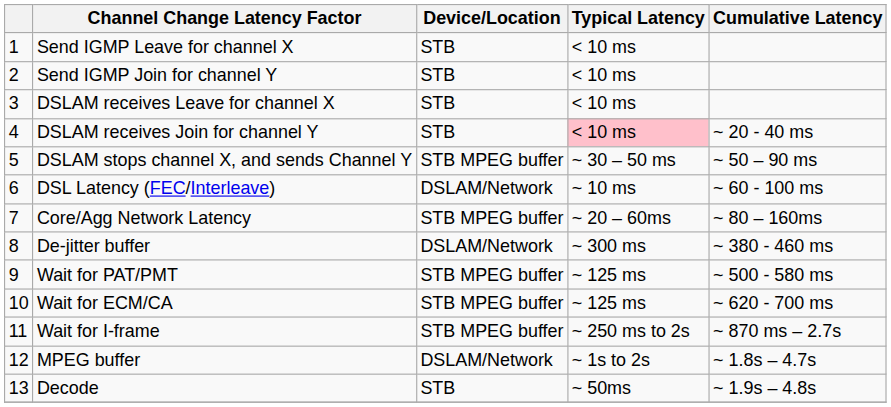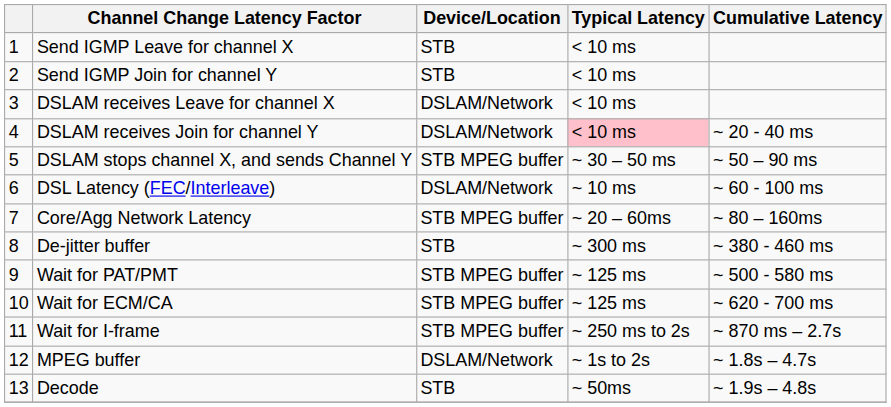(438, 103) STB -> (487, 103) DSLAM/Network
(438, 132) STB -> (487, 132) DSLAM/Network
(487, 246) DSLAM/Network -> (438, 246) STB
